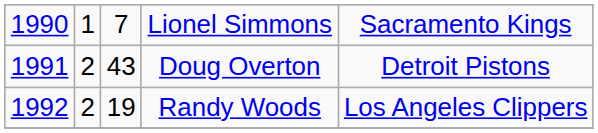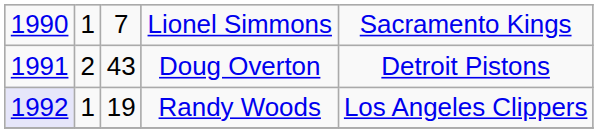(40, 107) no background -> (40, 107) lavender background
(88, 107) 2 -> (88, 107) 1
